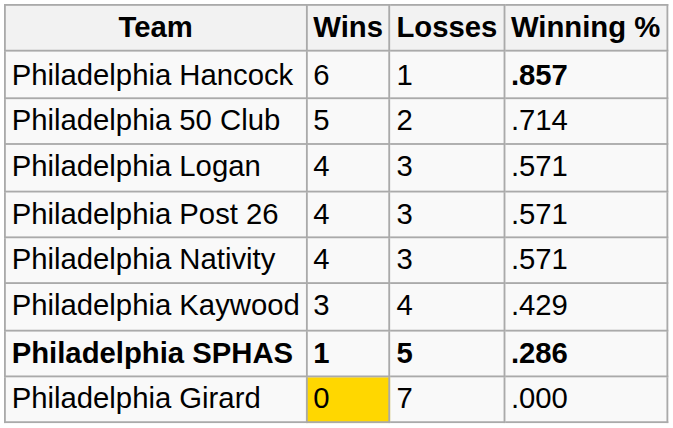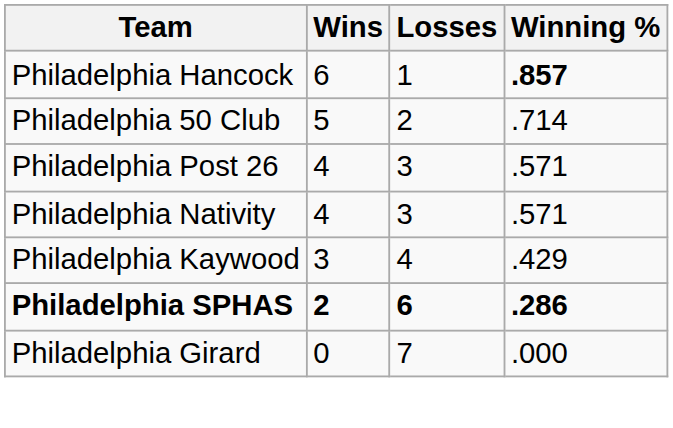- row: (136, 167)
(321, 352) 1 -> (321, 306) 2
(405, 352) 5 -> (405, 306) 6
(321, 399) gold background -> (321, 352) no background
